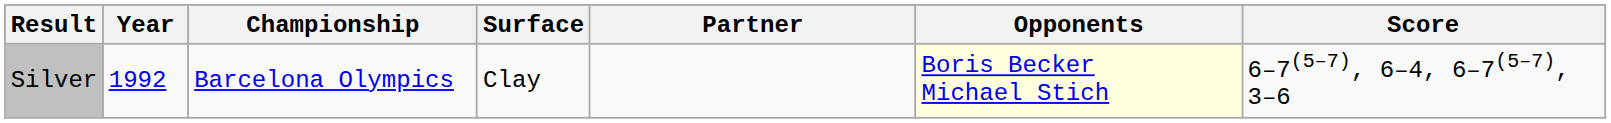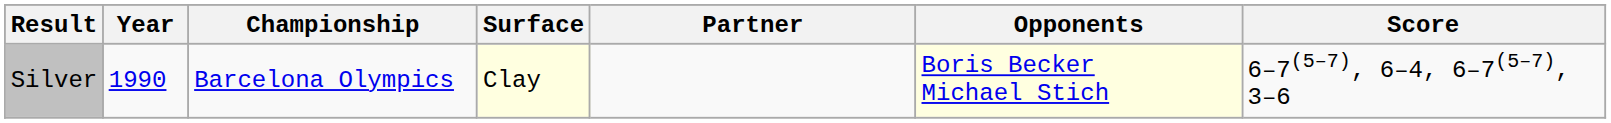(138, 81) 1992 -> (138, 81) 1990
(512, 81) no background -> (512, 81) lightyellow background
